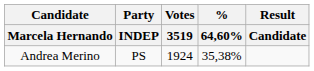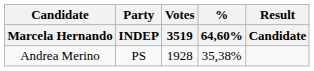(180, 55) 1924 -> (180, 55) 1928
